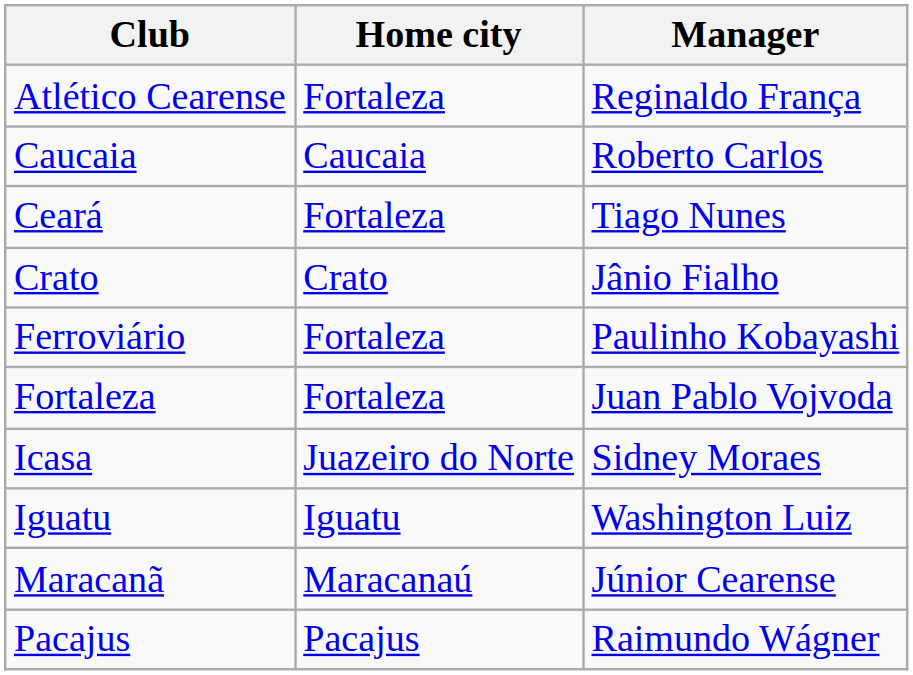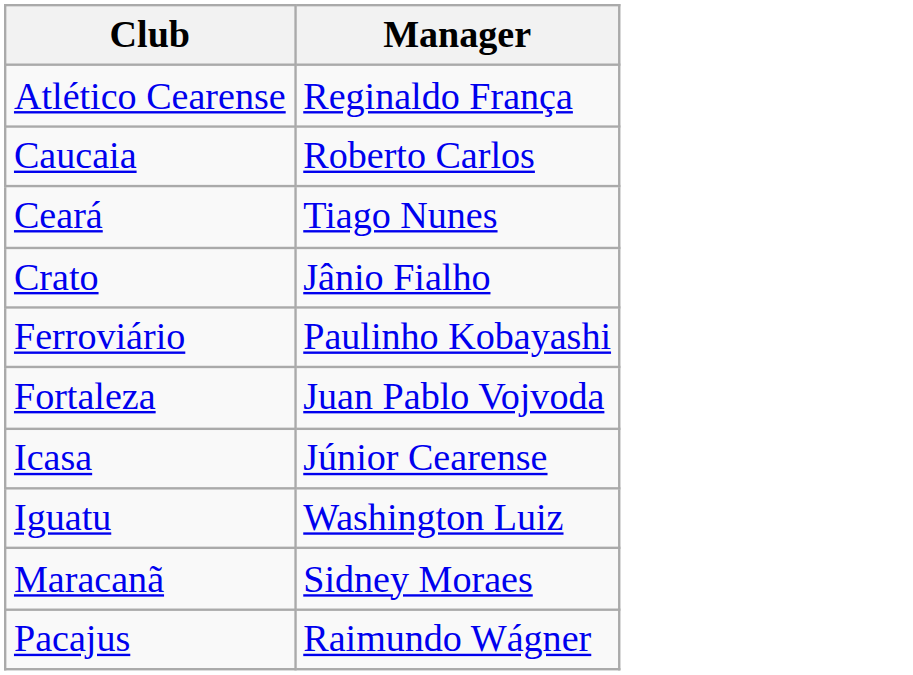- column: (439, 34)
(706, 457) Sidney Moraes -> (425, 457) Júnior Cearense
(714, 578) Júnior Cearense -> (418, 578) Sidney Moraes
